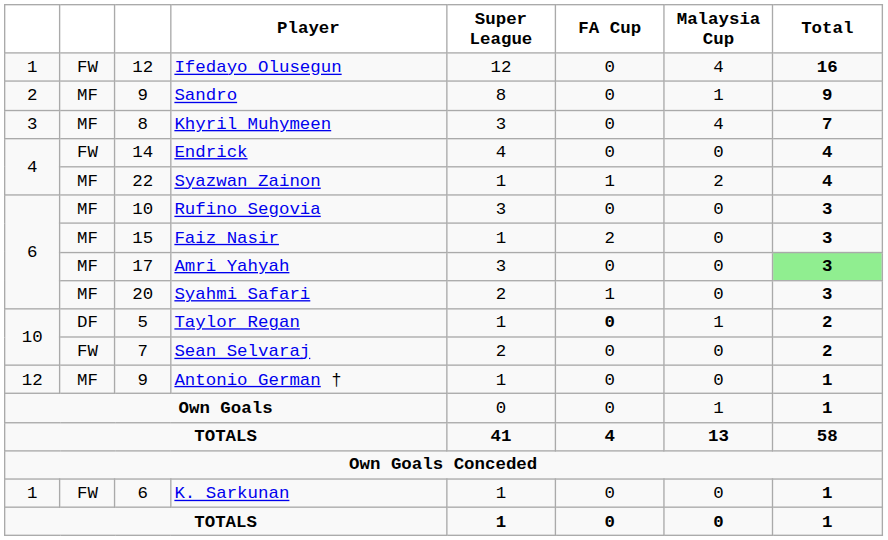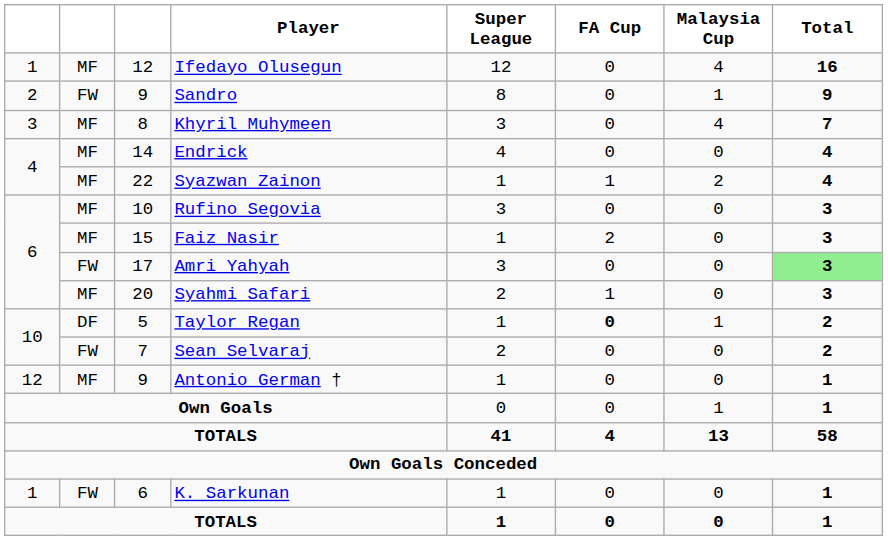(87, 67) FW -> (87, 67) MF
(87, 96) MF -> (87, 96) FW
(87, 153) FW -> (87, 153) MF
(87, 266) MF -> (87, 266) FW
